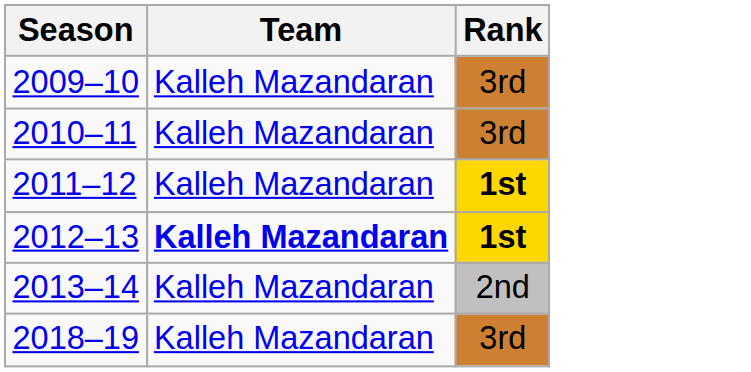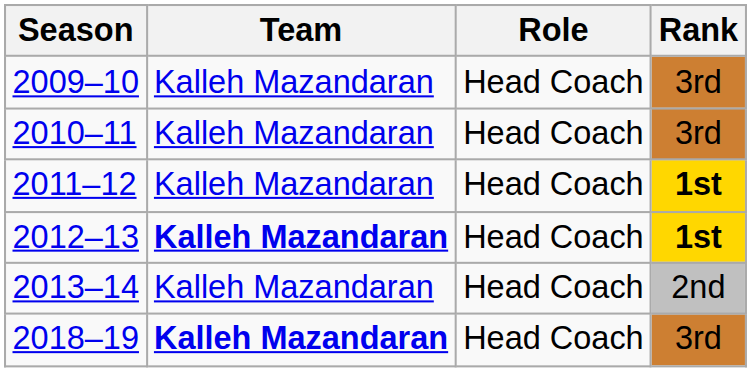+ column: (553, 30)
(294, 339) normal -> (301, 339) bold
